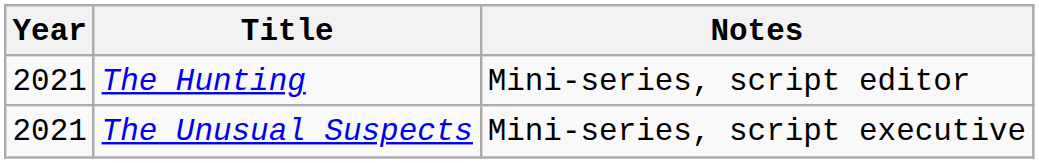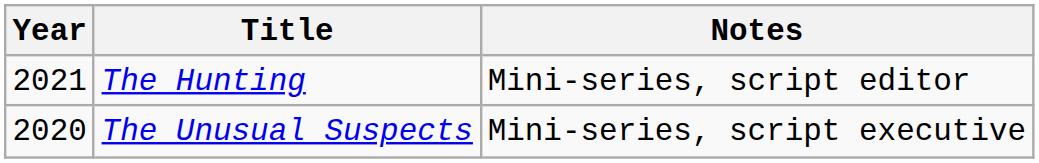(50, 131) 2021 -> (50, 131) 2020
